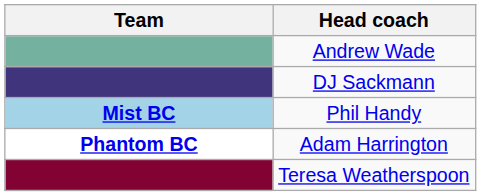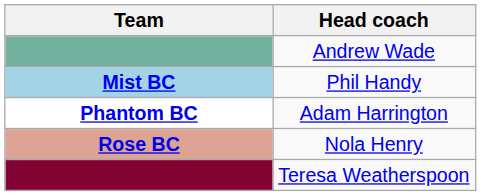- row: (374, 82)
+ row: (374, 145)
